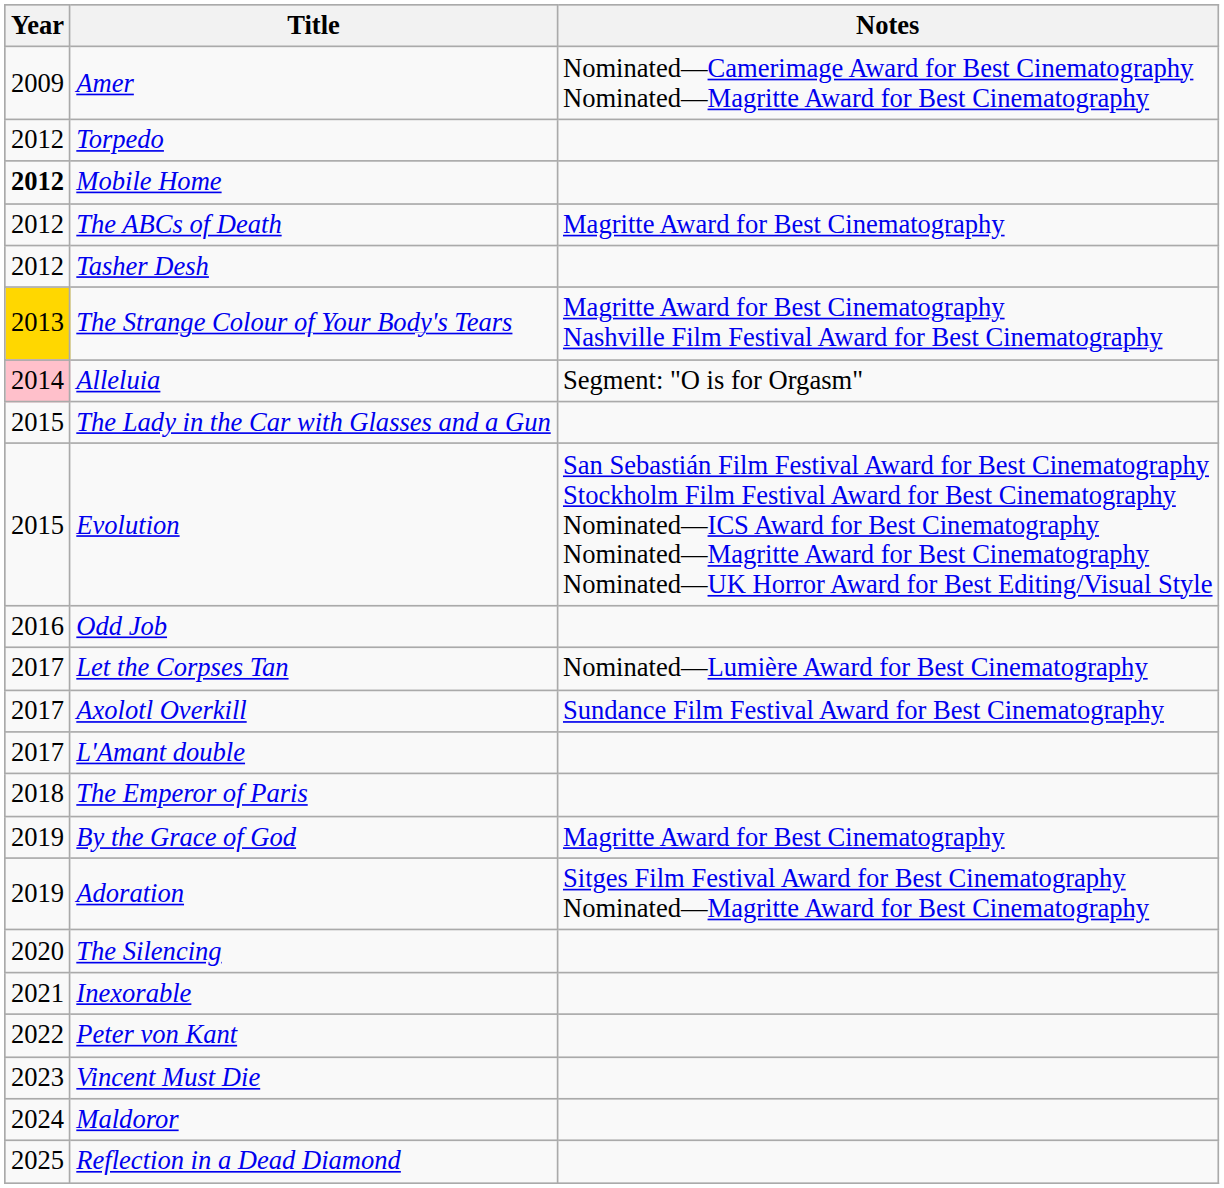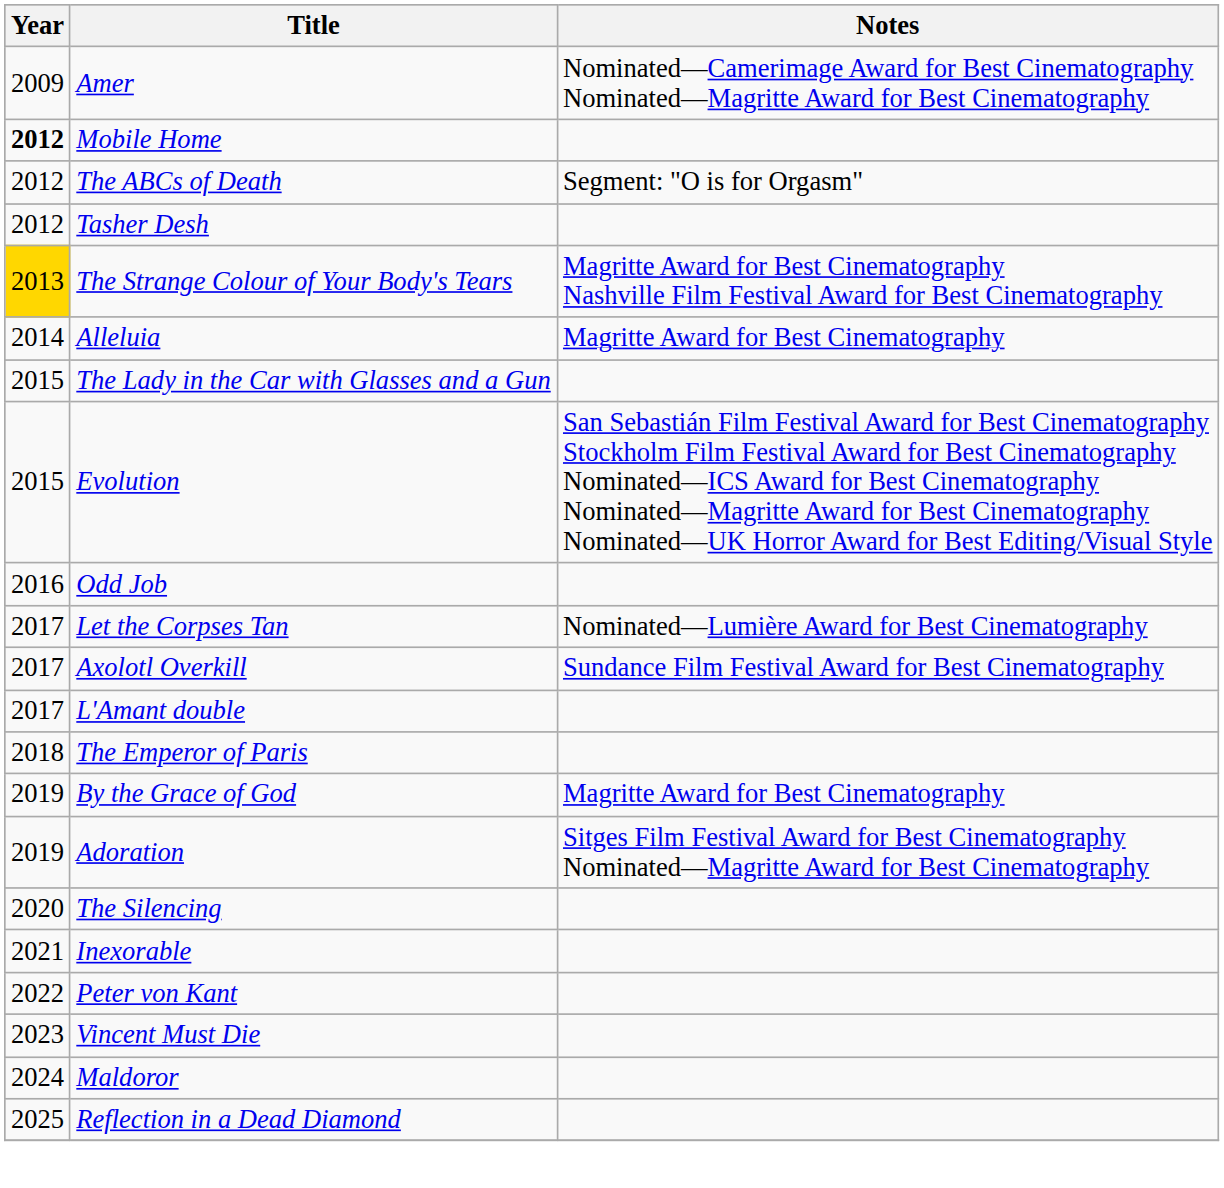- row: (120, 139)
(784, 223) Magritte Award for Best Cinematography -> (713, 181) Segment: "O is for Orgasm"
(38, 380) pink background -> (38, 338) no background
(713, 380) Segment: "O is for Orgasm" -> (784, 338) Magritte Award for Best Cinematography
